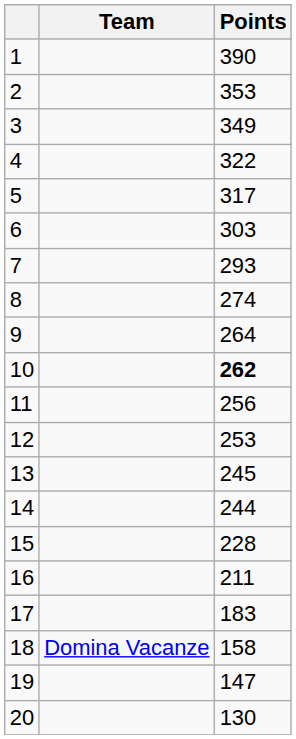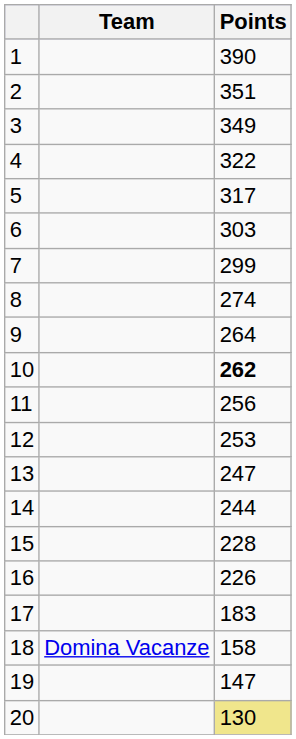(238, 91) 353 -> (238, 91) 351
(238, 265) 293 -> (238, 265) 299
(238, 473) 245 -> (238, 473) 247
(237, 578) 211 -> (238, 578) 226
(238, 717) no background -> (238, 717) khaki background
